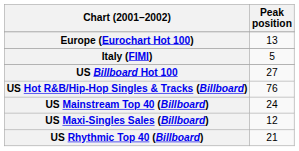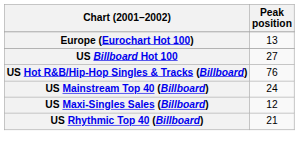- row: (127, 56)
